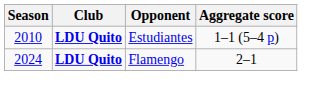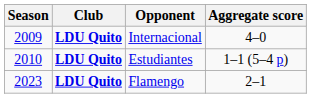+ row: (165, 37)
(28, 59) 2024 -> (28, 81) 2023
